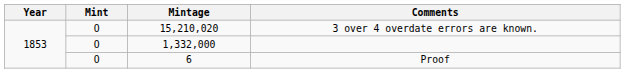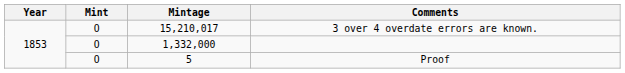(189, 28) 15,210,020 -> (189, 28) 15,210,017
(189, 60) 6 -> (189, 60) 5
